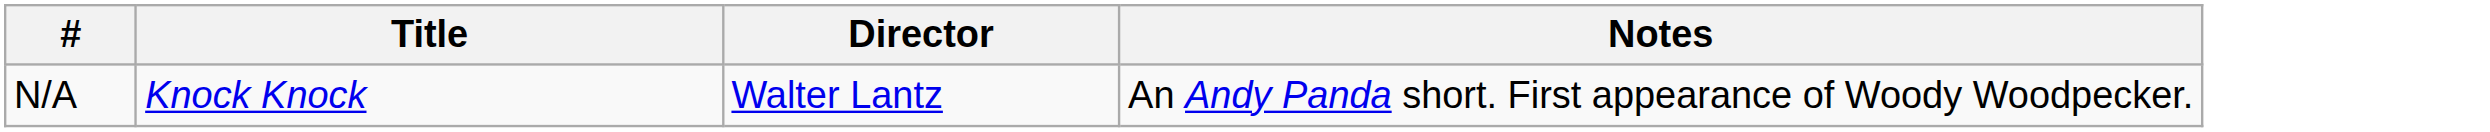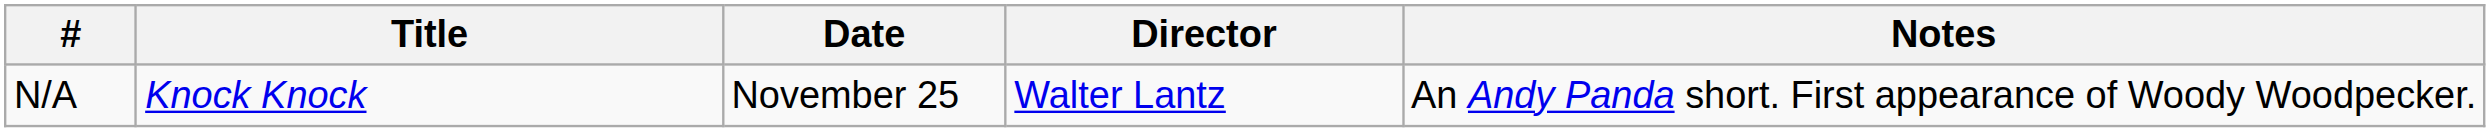+ column: (864, 34)
